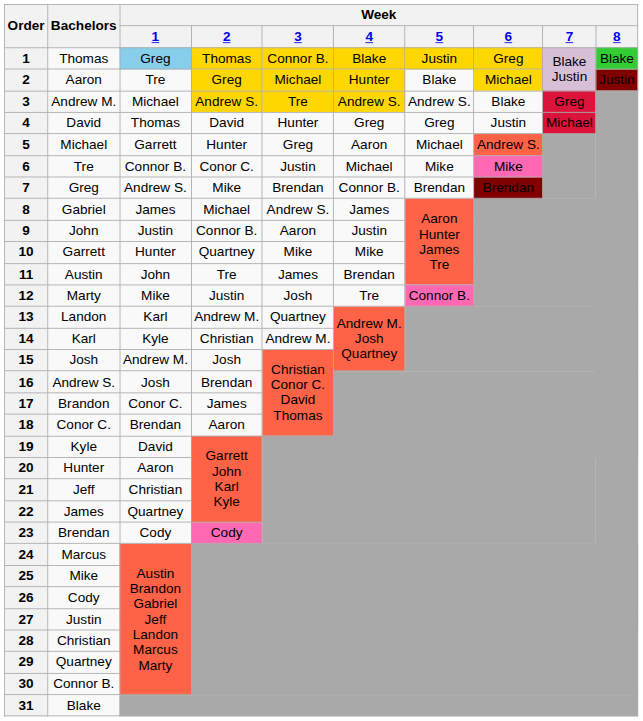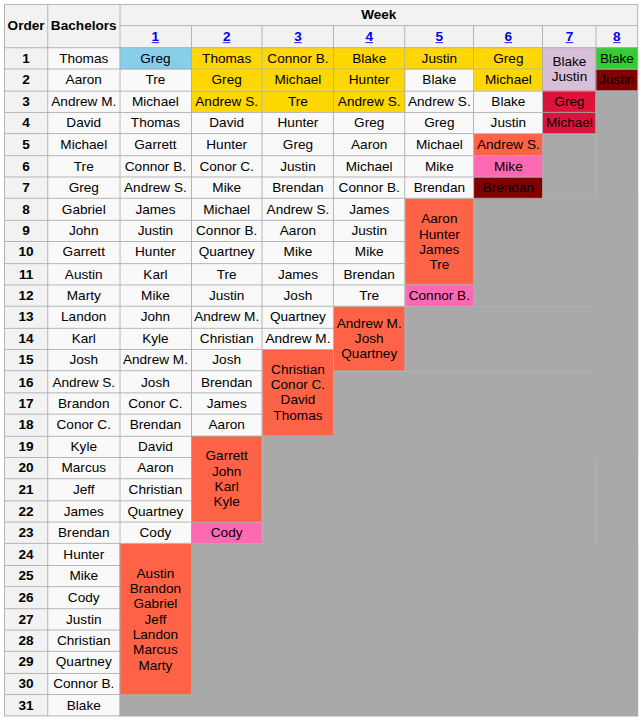(155, 274) John -> (155, 274) Karl
(155, 317) Karl -> (155, 317) John
(84, 468) Hunter -> (84, 468) Marcus
(84, 554) Marcus -> (84, 554) Hunter
